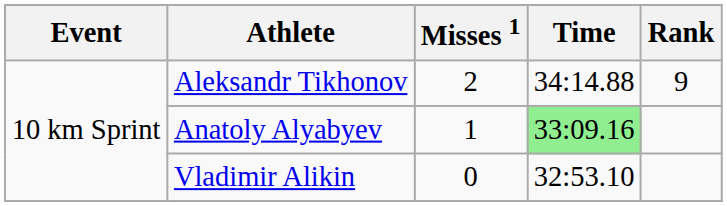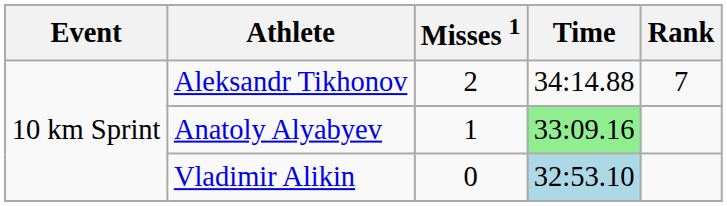(681, 82) 9 -> (681, 82) 7
(584, 176) no background -> (584, 176) lightblue background
